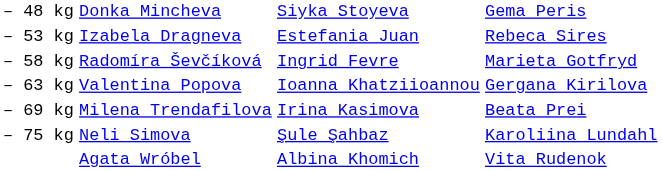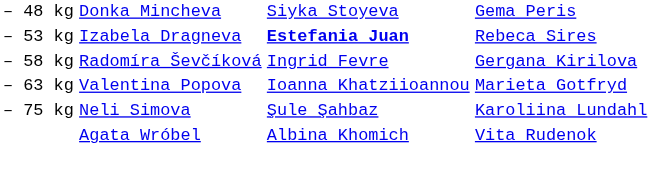(348, 36) normal -> (338, 36) bold
(561, 61) Marieta Gotfryd -> (556, 61) Gergana Kirilova
(566, 86) Gergana Kirilova -> (551, 86) Marieta Gotfryd
- row: (38, 110)
